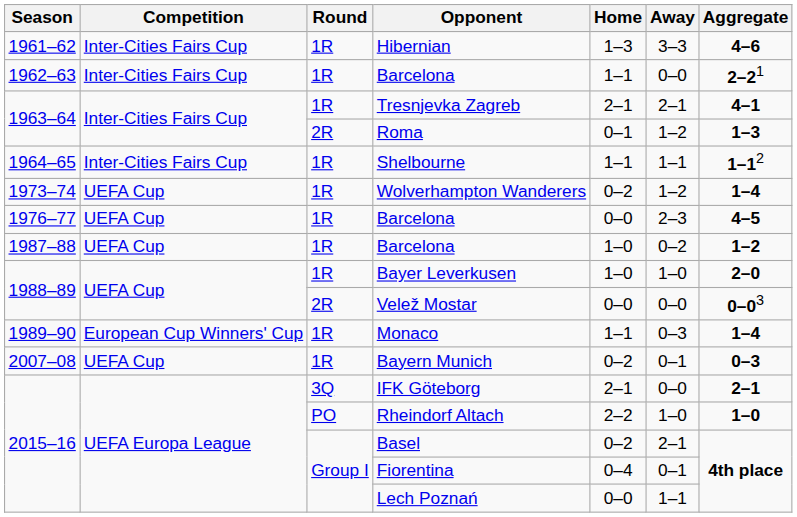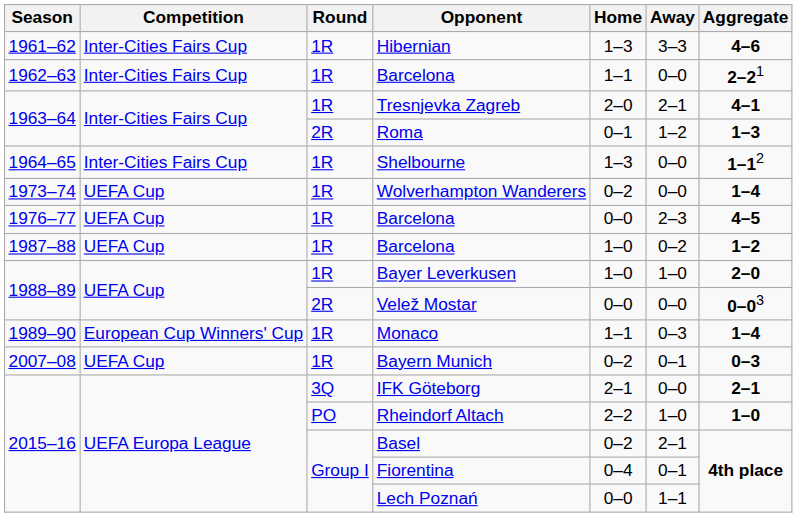(618, 105) 2–1 -> (618, 105) 2–0
(618, 162) 1–1 -> (618, 162) 1–3
(672, 162) 1–1 -> (672, 162) 0–0
(672, 191) 1–2 -> (672, 191) 0–0
